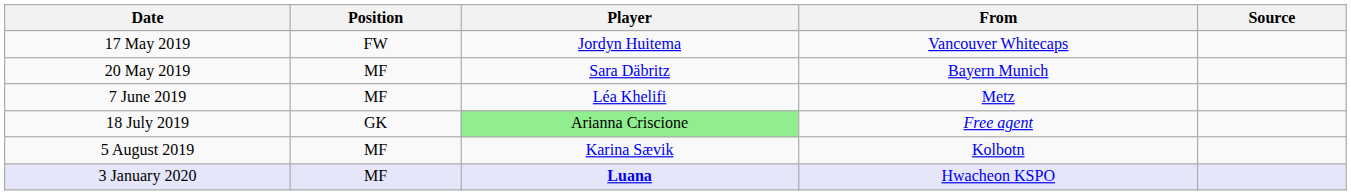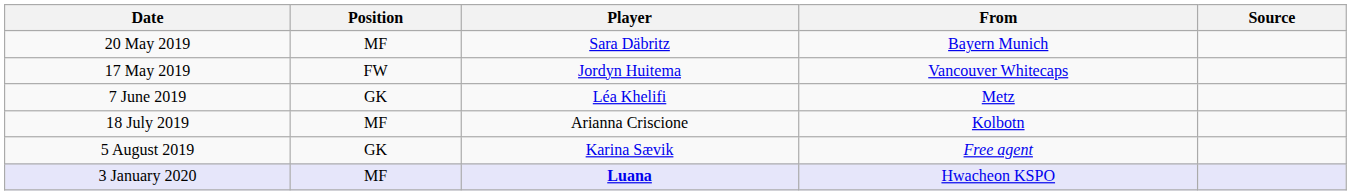rows swapped: (148, 43) <-> (148, 70)
(376, 96) MF -> (376, 96) GK
(376, 123) GK -> (376, 123) MF
(630, 123) lightgreen background -> (630, 123) no background
(998, 123) Free agent -> (998, 123) Kolbotn
(376, 149) MF -> (376, 149) GK
(998, 149) Kolbotn -> (998, 149) Free agent
